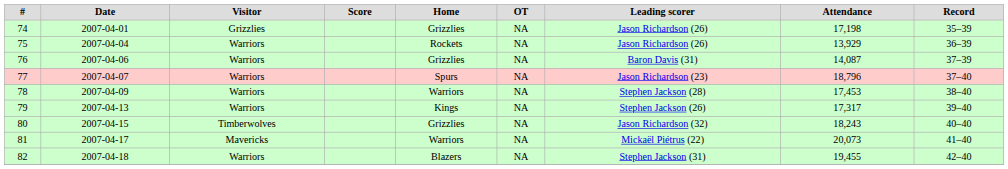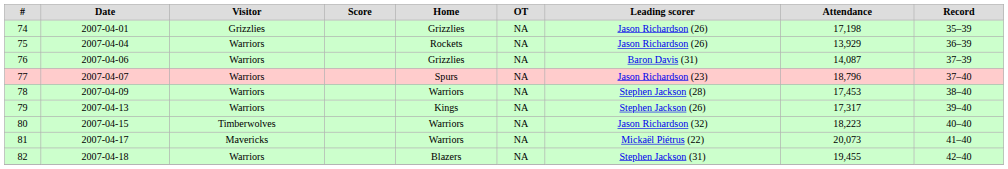(446, 124) Grizzlies -> (446, 124) Warriors
(847, 124) 18,243 -> (847, 124) 18,223
